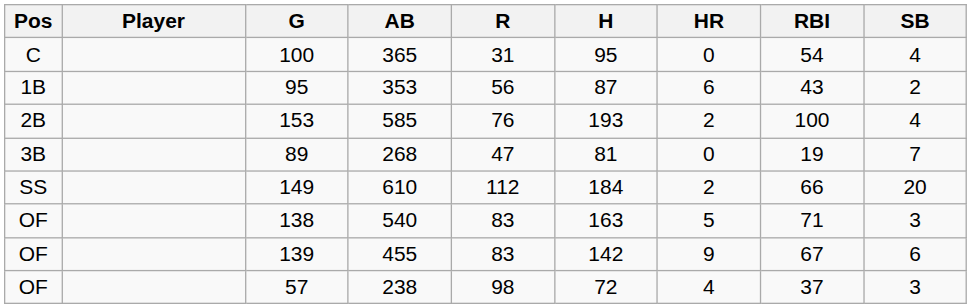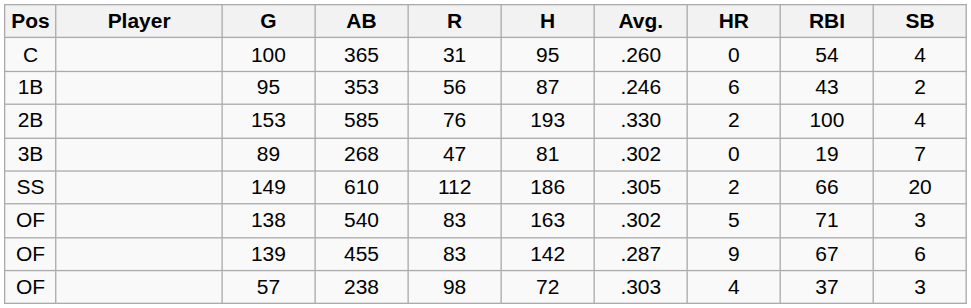+ column: (641, 21)
(606, 187) 184 -> (548, 187) 186
